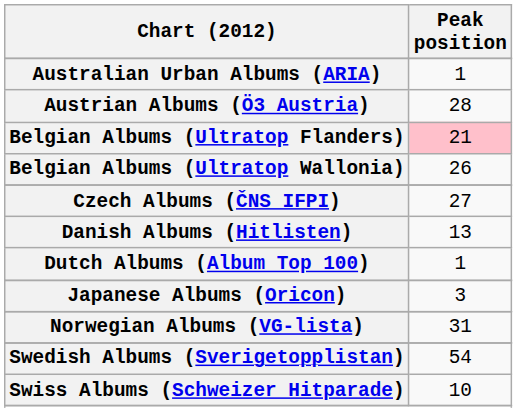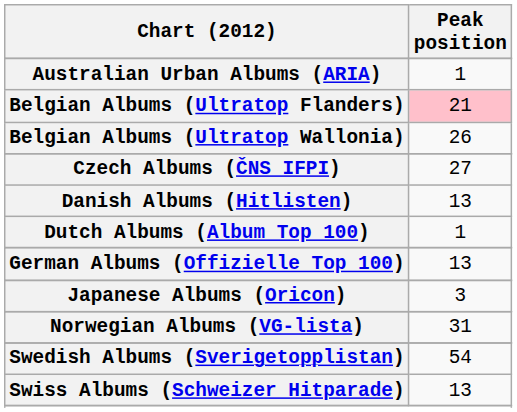- row: (207, 106)
+ row: (207, 264)
(460, 390) 10 -> (460, 390) 13
